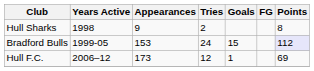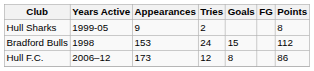(83, 27) 1998 -> (90, 27) 1999-05
(90, 43) 1999-05 -> (83, 43) 1998
(285, 43) lavender background -> (285, 43) no background
(230, 58) 1 -> (230, 58) 8
(283, 58) 69 -> (283, 58) 86
